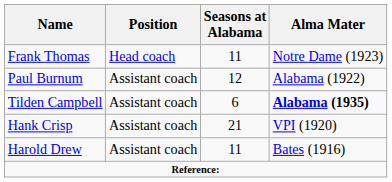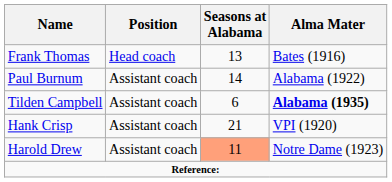(235, 56) 11 -> (235, 56) 13
(328, 56) Notre Dame (1923) -> (309, 56) Bates (1916)
(235, 79) 12 -> (235, 79) 14
(235, 149) no background -> (235, 149) lightsalmon background
(309, 149) Bates (1916) -> (328, 149) Notre Dame (1923)
